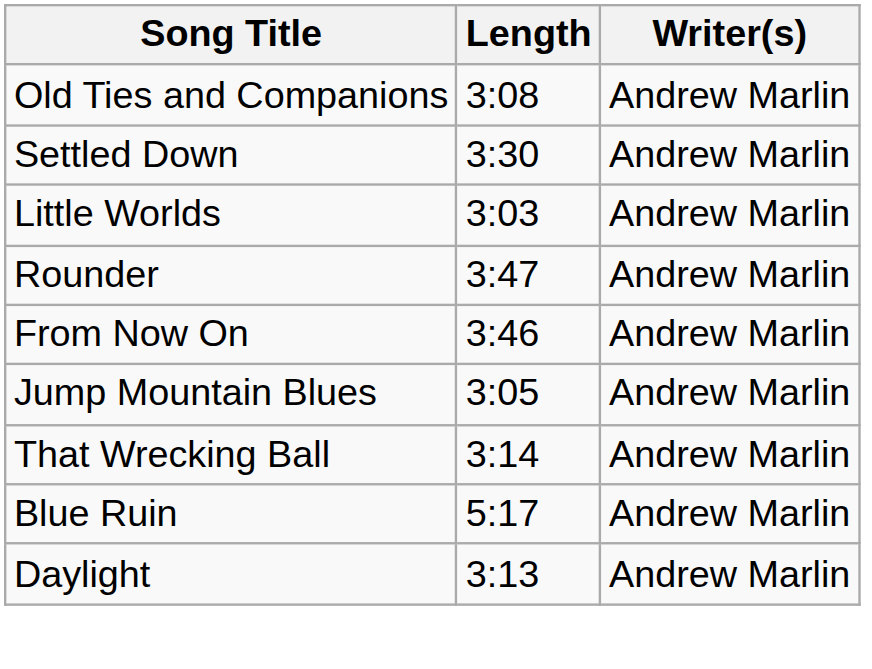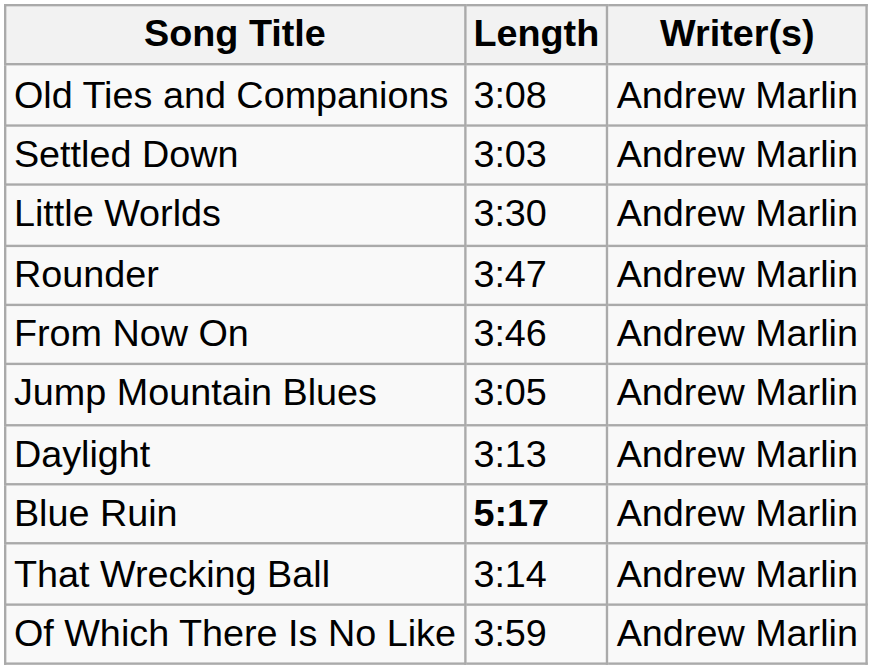(503, 154) 3:30 -> (510, 154) 3:03
(503, 214) 3:03 -> (510, 214) 3:30
rows swapped: (172, 453) <-> (82, 573)
(503, 513) normal -> (511, 513) bold
+ row: (235, 633)
